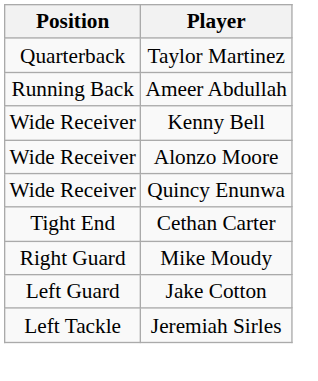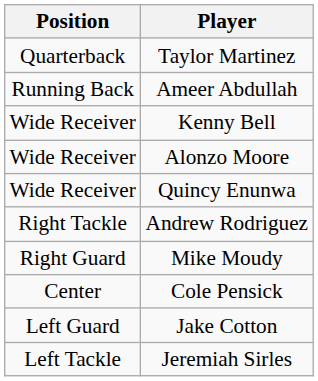- row: (216, 223)
+ row: (227, 223)
+ row: (227, 291)
